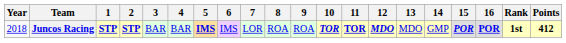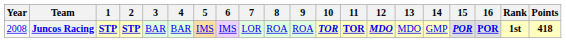(17, 28) 2018 -> (17, 28) 2008
(206, 28) bold -> (205, 28) normal
(546, 28) 412 -> (545, 28) 418
